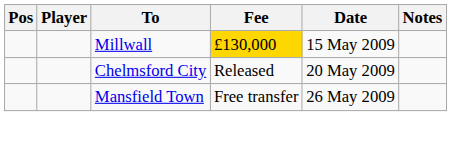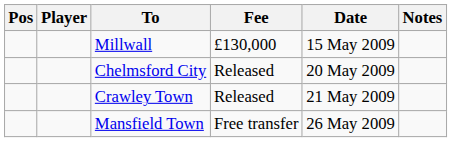(245, 44) gold background -> (245, 44) no background
+ row: (144, 96)
